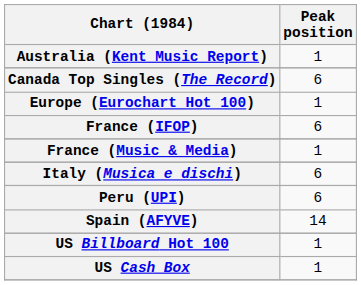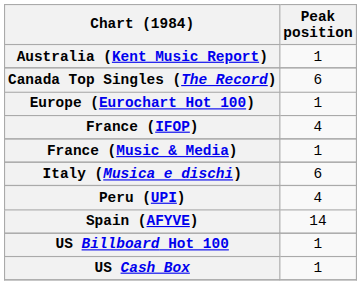(318, 127) 6 -> (318, 127) 4
(318, 198) 6 -> (318, 198) 4
